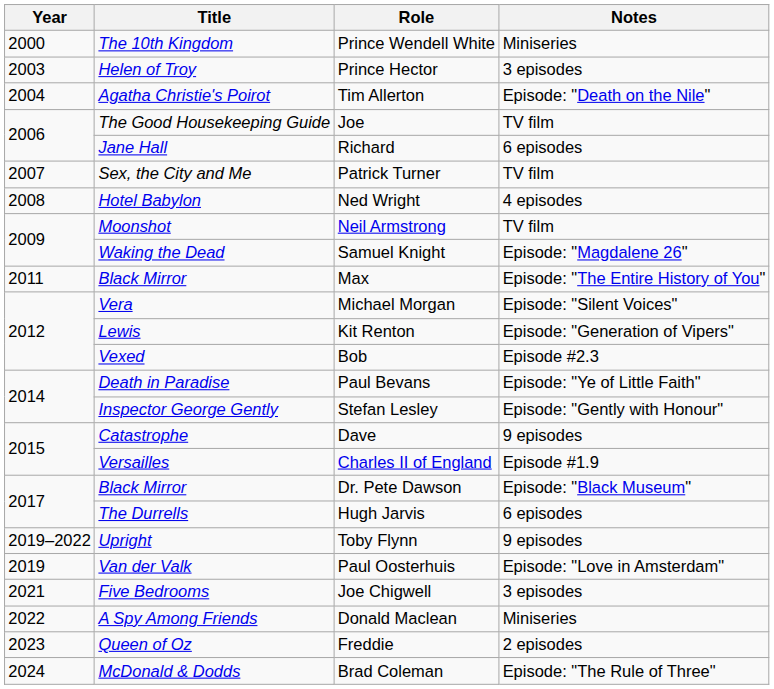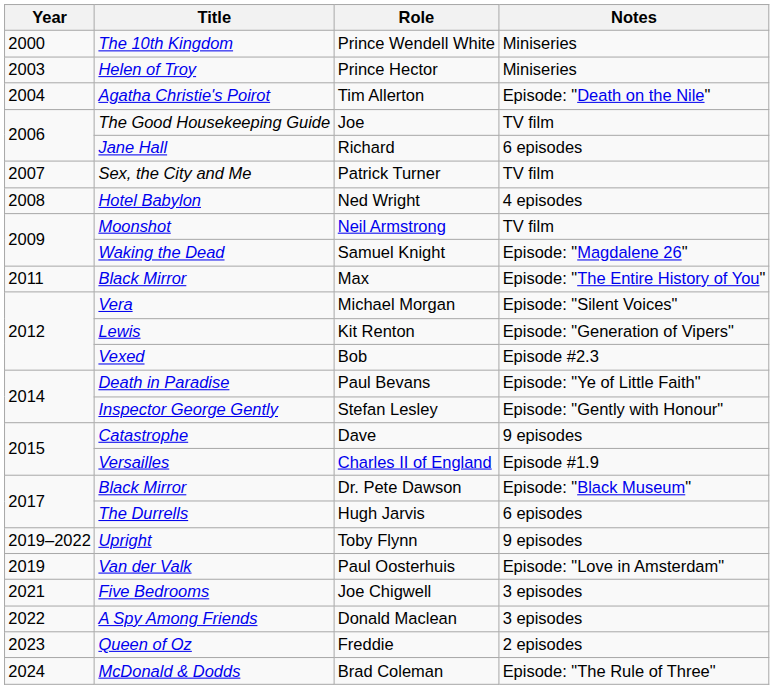(542, 69) 3 episodes -> (540, 69) Miniseries
(540, 618) Miniseries -> (542, 618) 3 episodes
